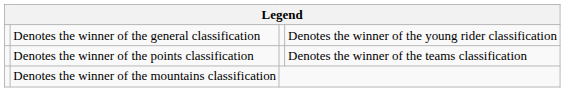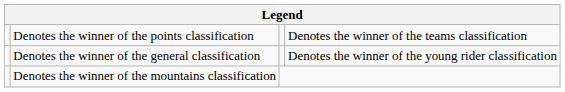rows swapped: (137, 35) <-> (134, 55)
